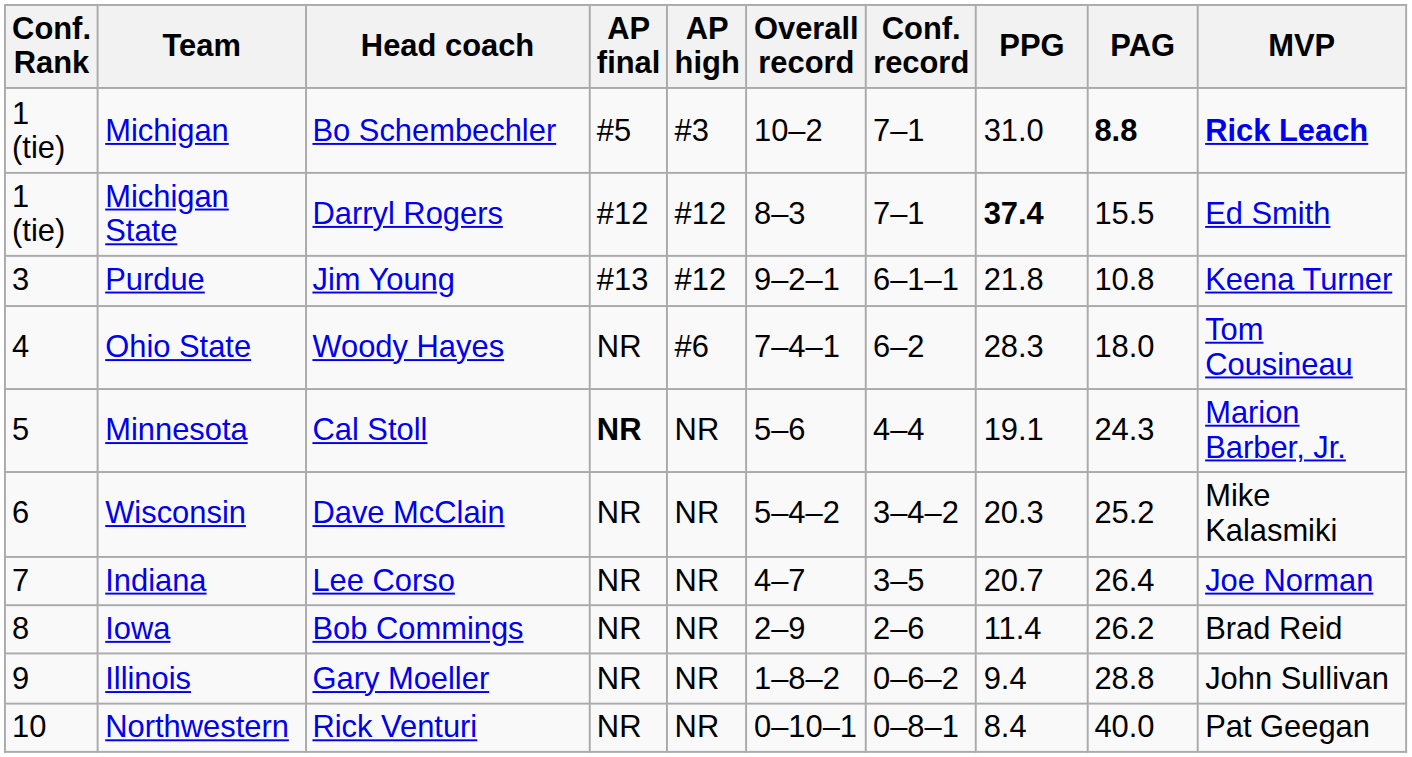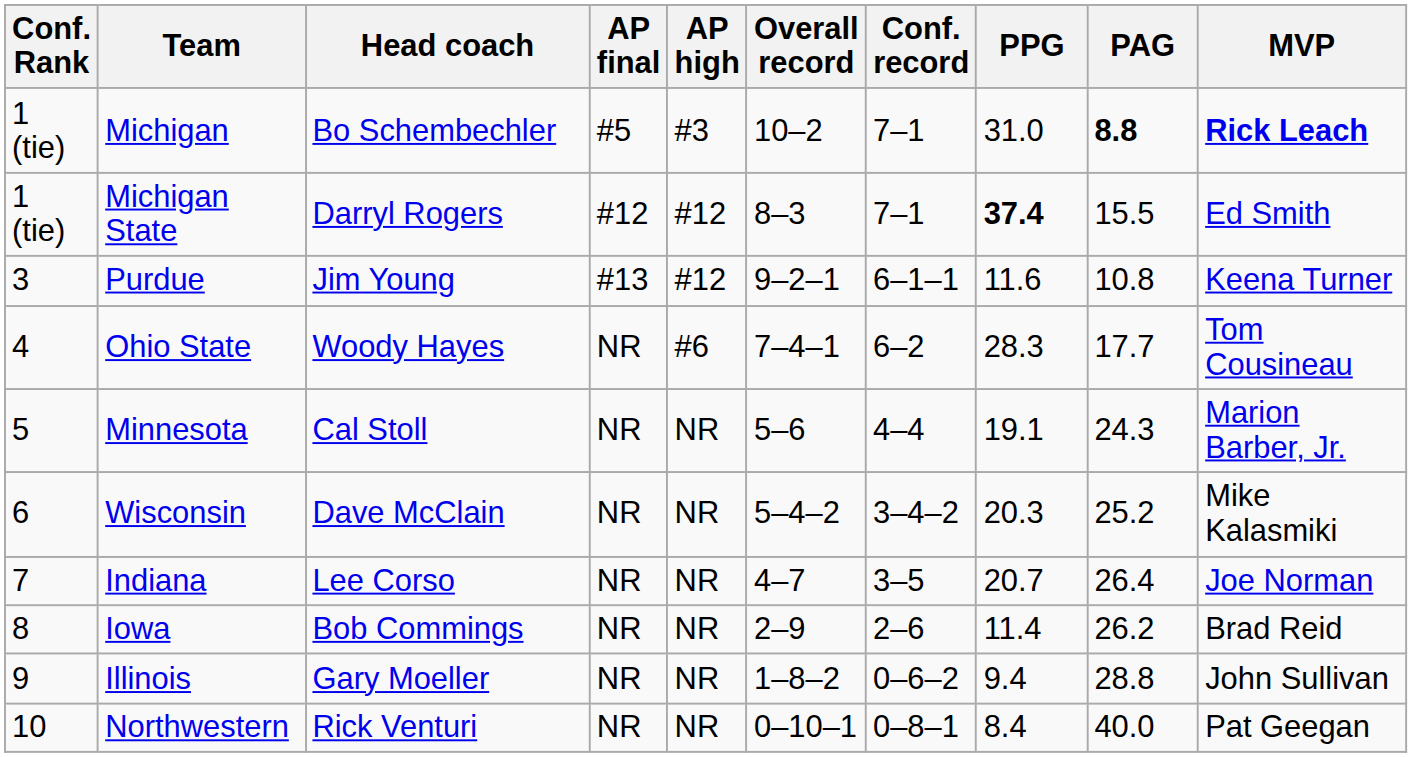(1014, 280) 21.8 -> (1013, 280) 11.6
(1124, 346) 18.0 -> (1124, 346) 17.7
(619, 430) bold -> (619, 430) normal
